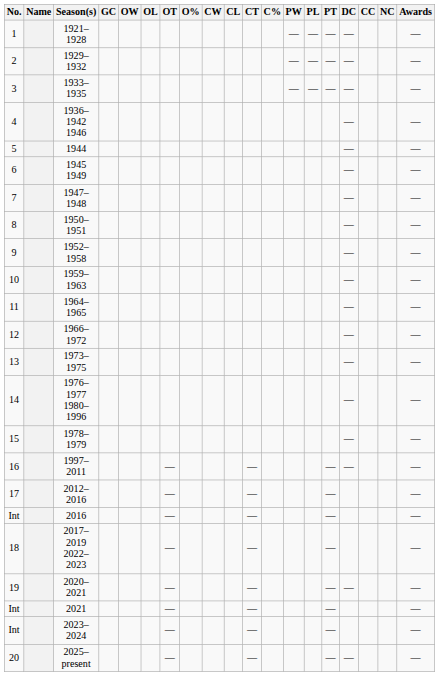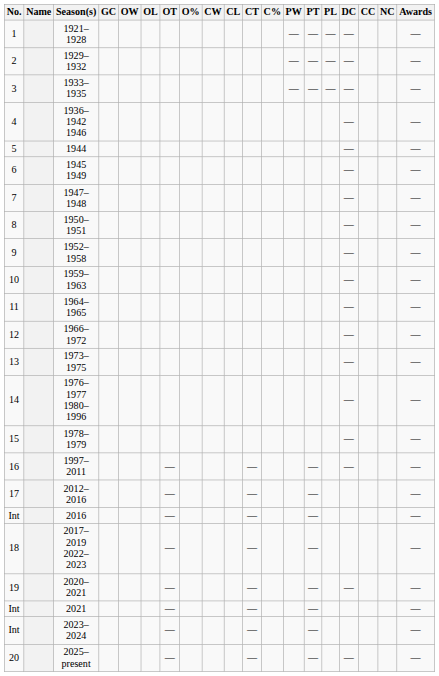columns swapped: (313, 12) <-> (330, 12)
